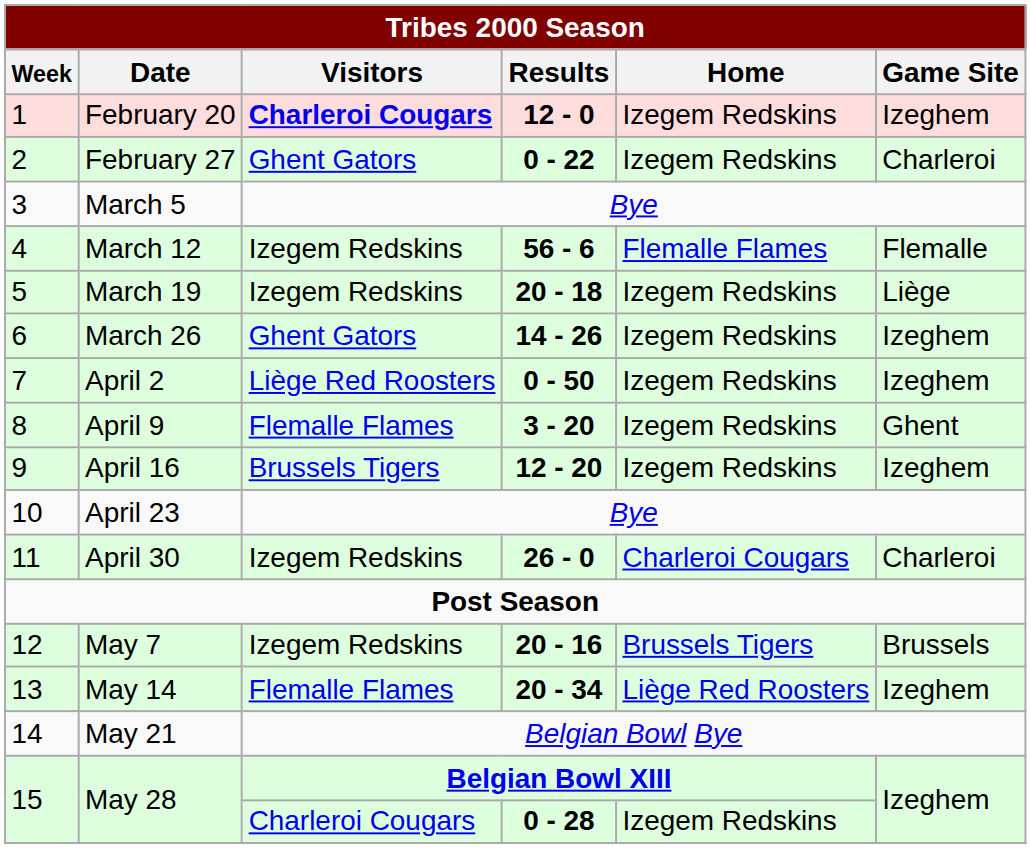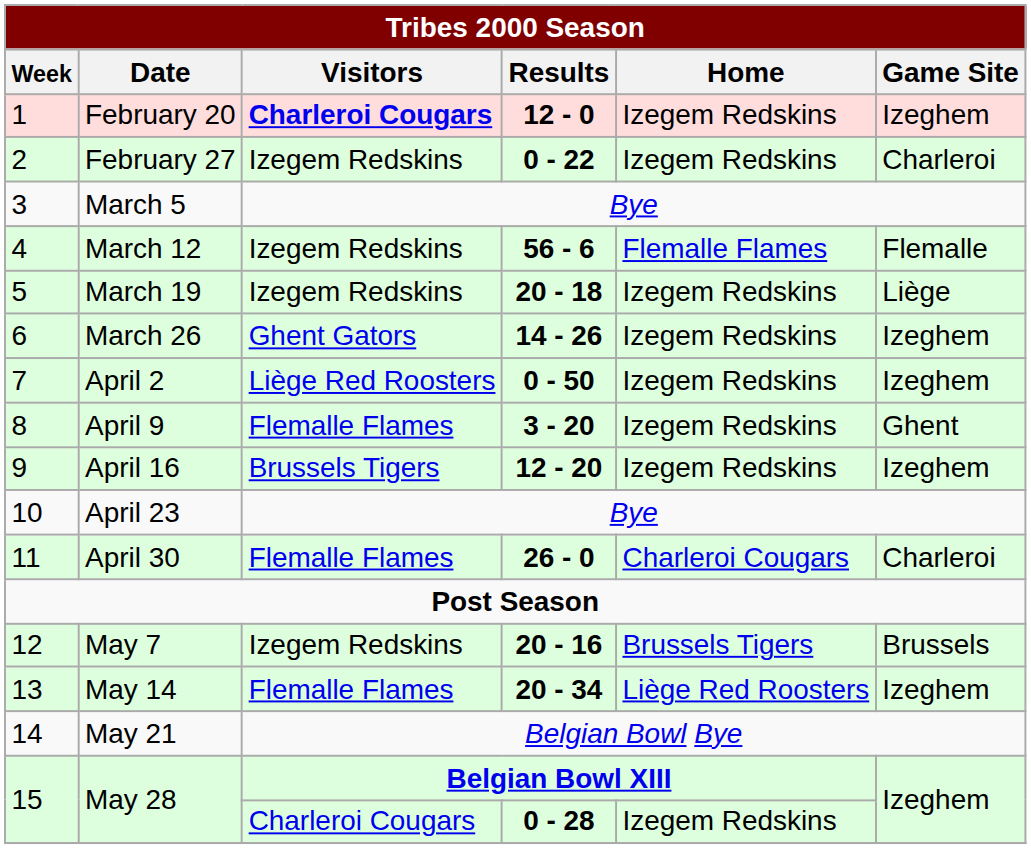(332, 160) Ghent Gators -> (356, 160) Izegem Redskins
(356, 557) Izegem Redskins -> (351, 557) Flemalle Flames
